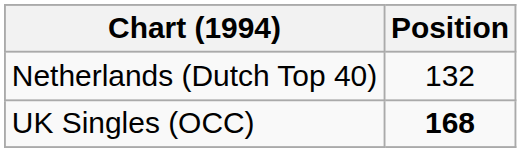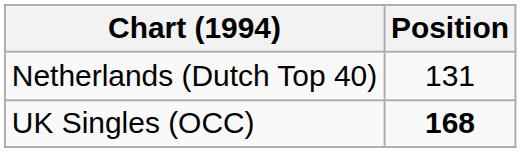(450, 75) 132 -> (450, 75) 131
